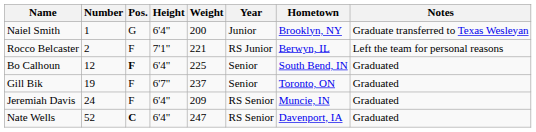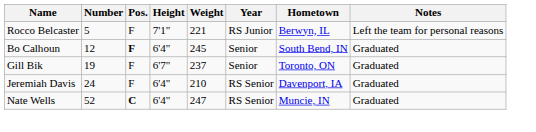- row: (33, 30)
(87, 48) 2 -> (87, 30) 5
(198, 65) 225 -> (198, 48) 245
(198, 100) 209 -> (198, 83) 210
(304, 100) Muncie, IN -> (311, 83) Davenport, IA
(311, 118) Davenport, IA -> (304, 100) Muncie, IN
